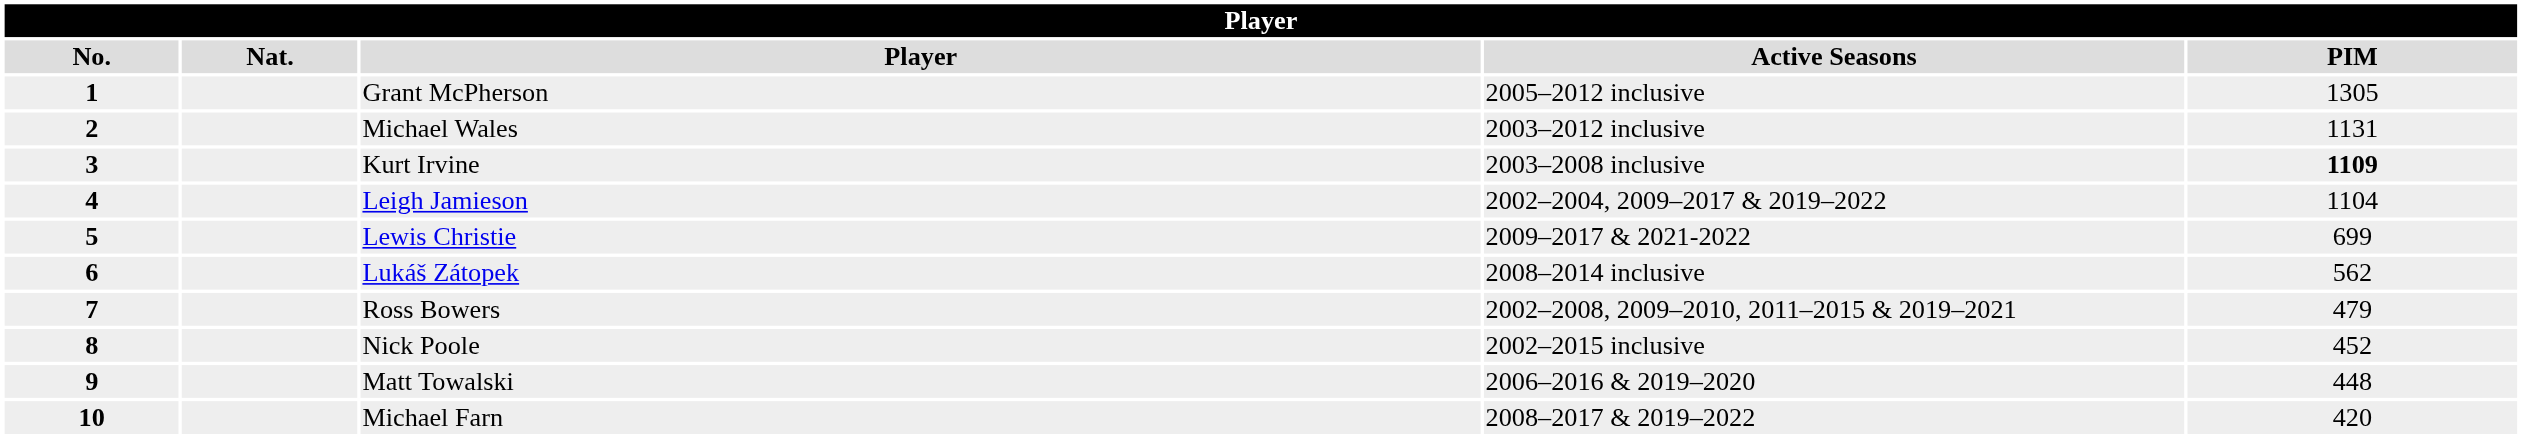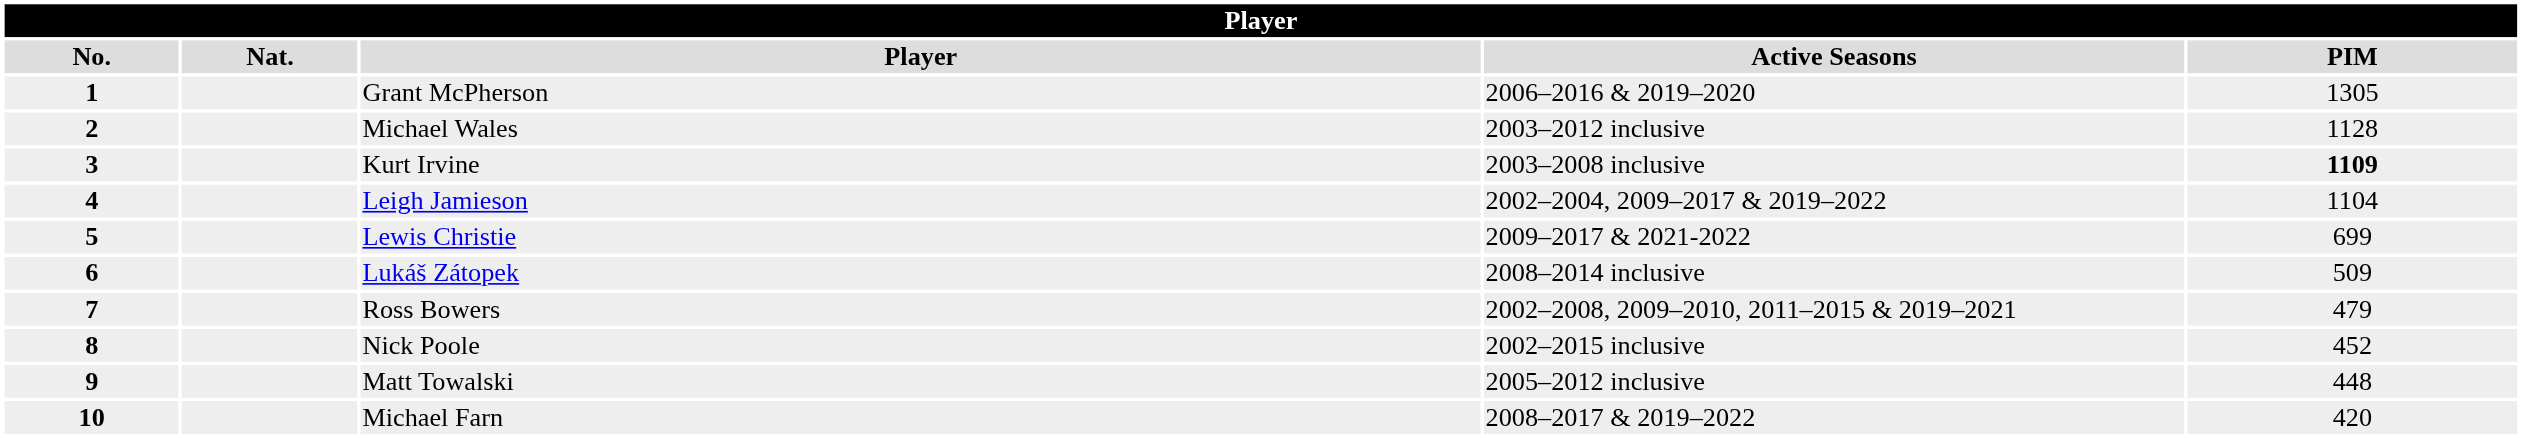(1595, 92) 2005–2012 inclusive -> (1620, 92) 2006–2016 & 2019–2020
(2352, 128) 1131 -> (2352, 128) 1128
(2352, 272) 562 -> (2352, 272) 509
(1620, 381) 2006–2016 & 2019–2020 -> (1595, 381) 2005–2012 inclusive
